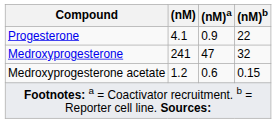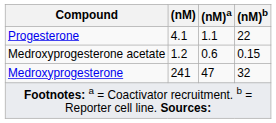(209, 35) 0.9 -> (209, 35) 1.1
rows swapped: (66, 54) <-> (87, 73)
